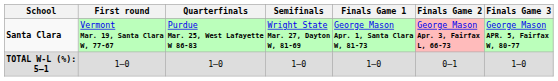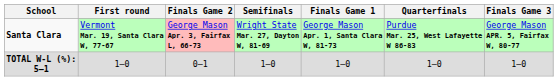columns swapped: (216, 11) <-> (450, 11)
